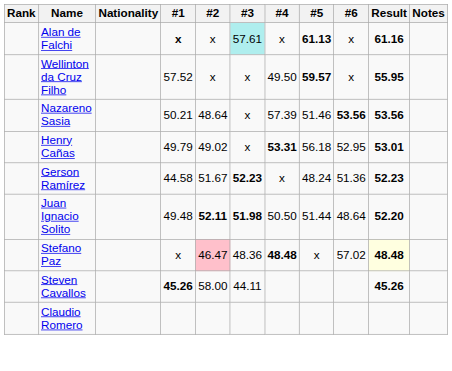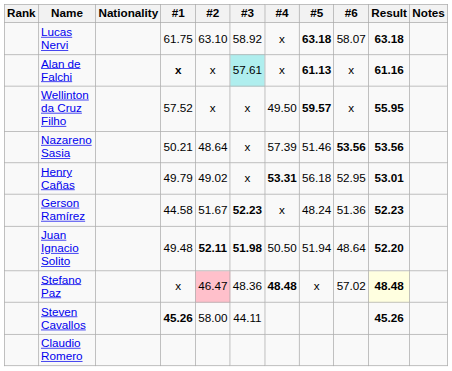+ row: (57, 38)
(317, 216) 51.44 -> (317, 248) 51.94
